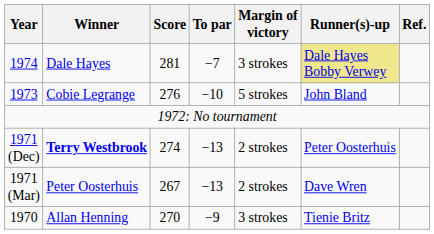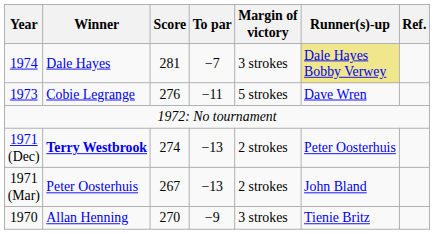(212, 94) −10 -> (212, 94) −11
(335, 94) John Bland -> (335, 94) Dave Wren
(335, 187) Dave Wren -> (335, 187) John Bland
